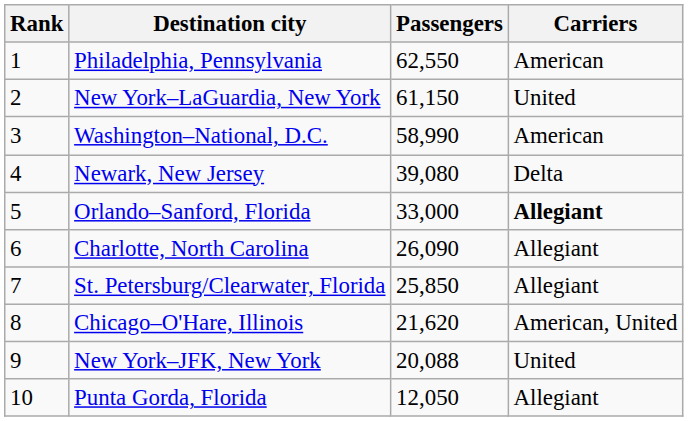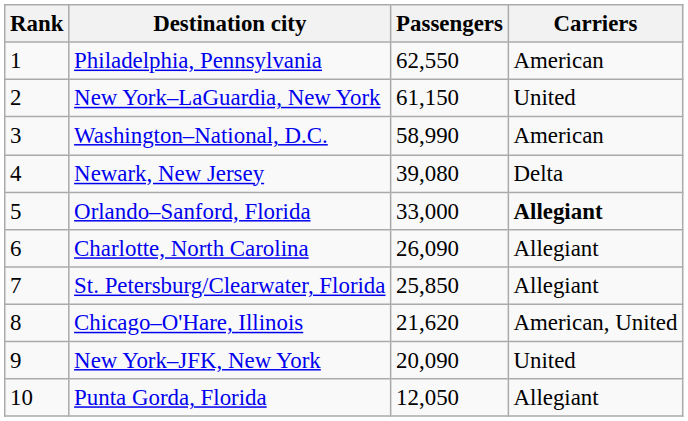(428, 360) 20,088 -> (428, 360) 20,090
